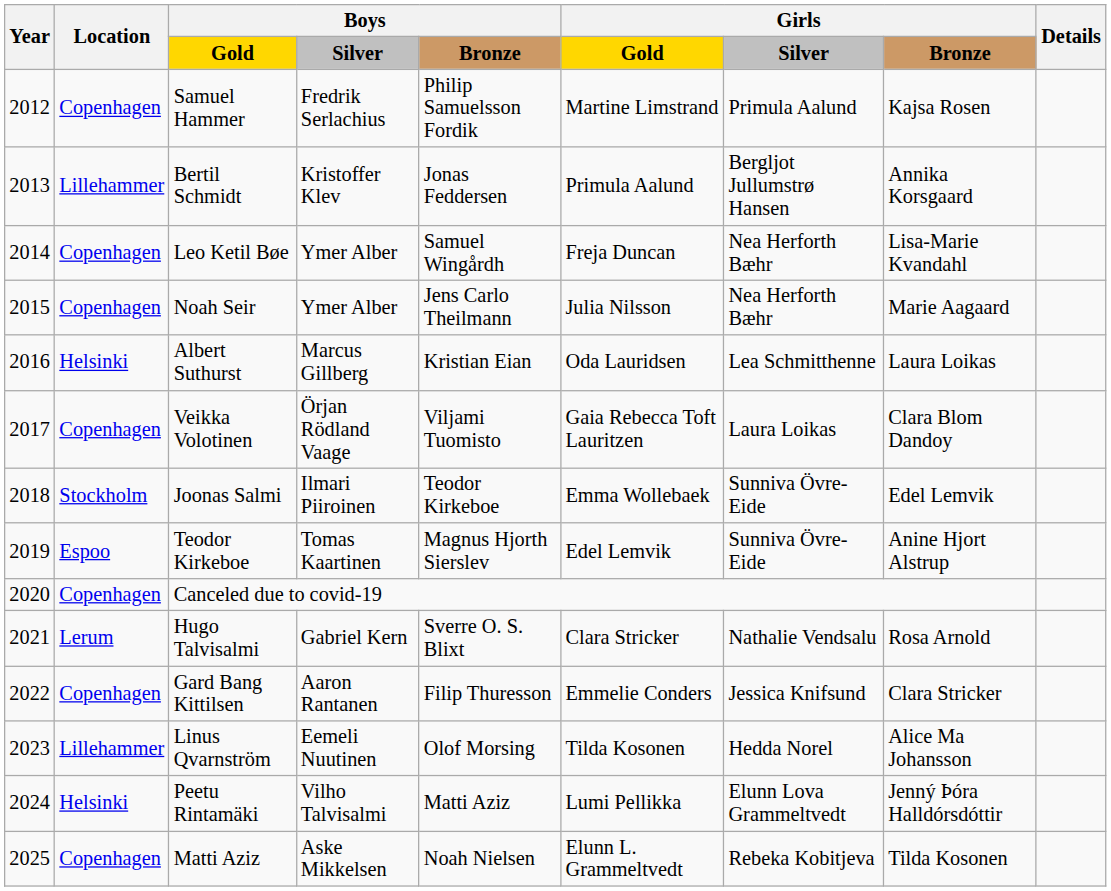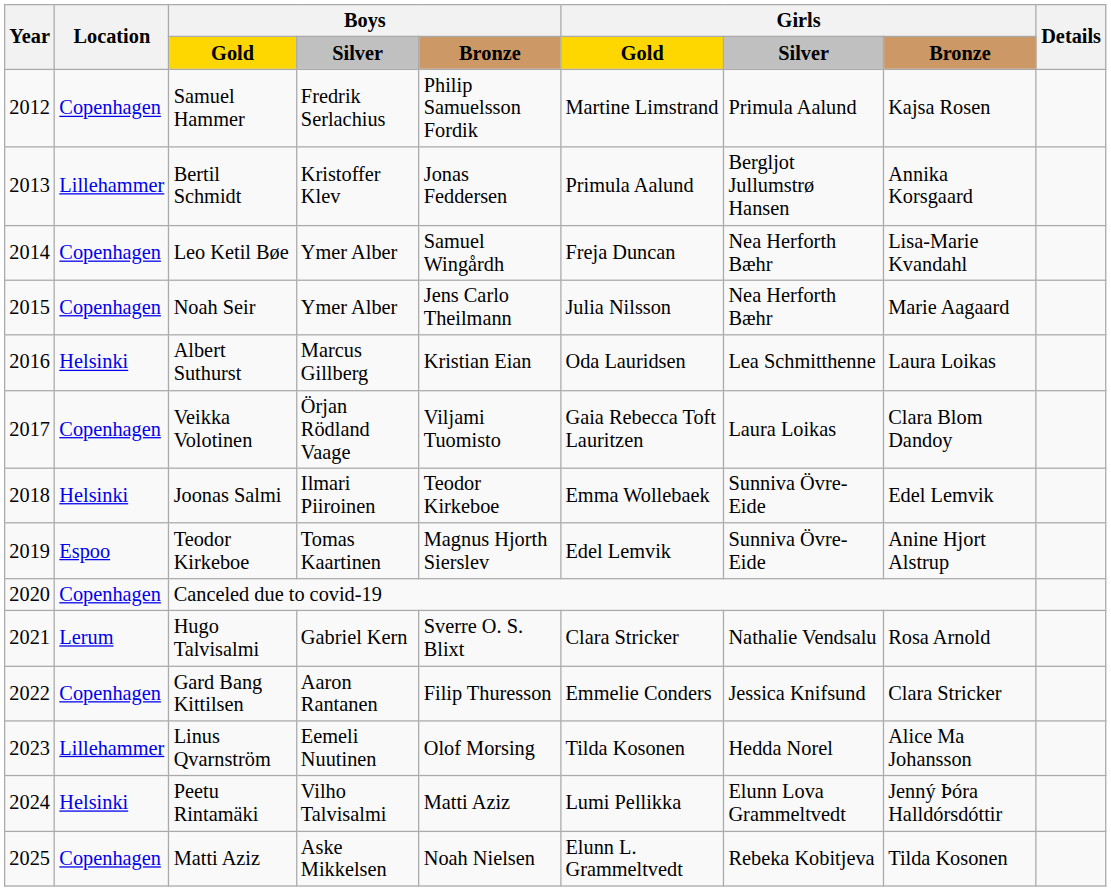(103, 495) Stockholm -> (94, 495) Helsinki
